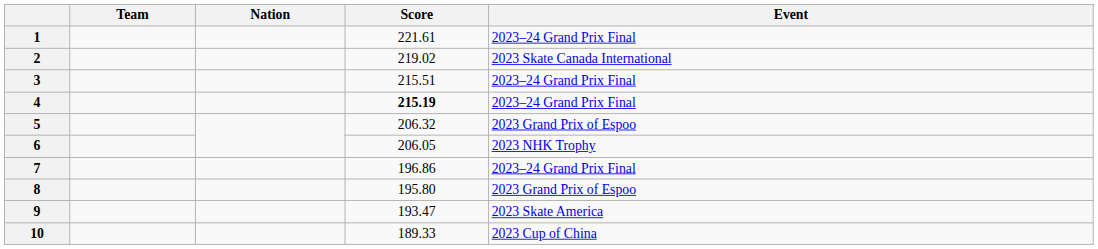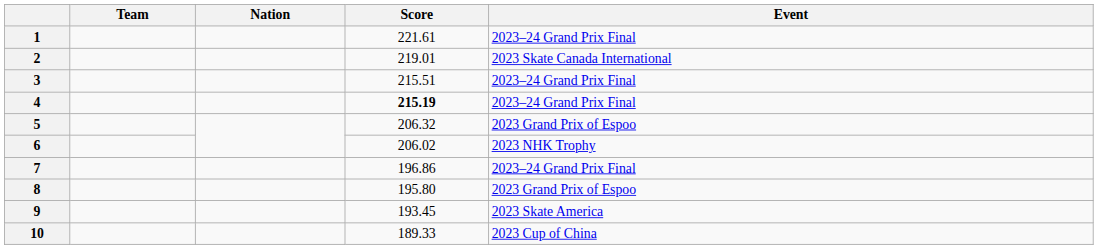(417, 59) 219.02 -> (417, 59) 219.01
(417, 146) 206.05 -> (417, 146) 206.02
(417, 211) 193.47 -> (417, 211) 193.45
